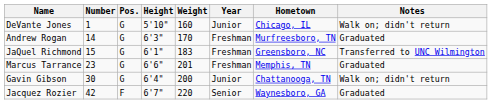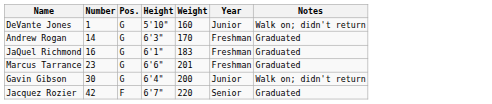- column: (296, 11)
(90, 52) 15 -> (90, 52) 16
(412, 52) Transferred to UNC Wilmington -> (278, 52) Graduated
